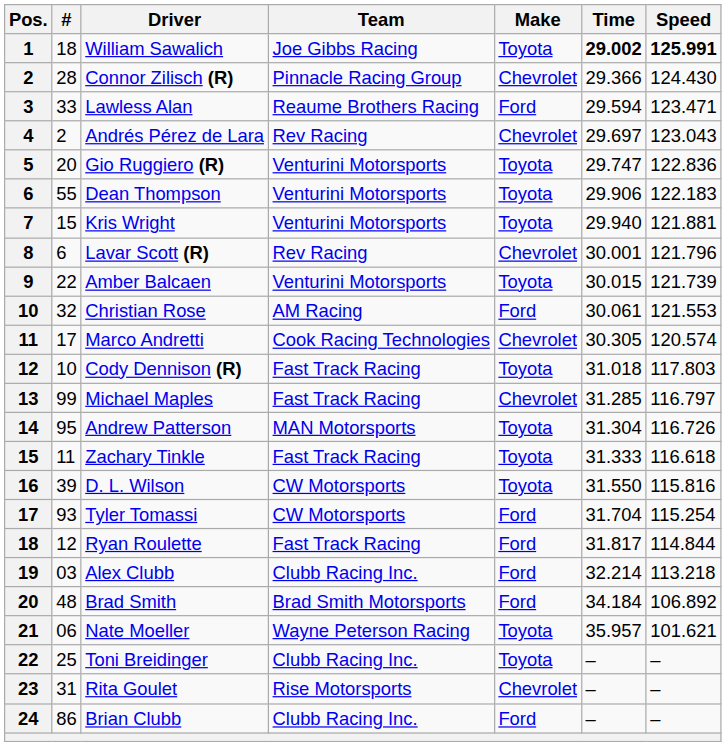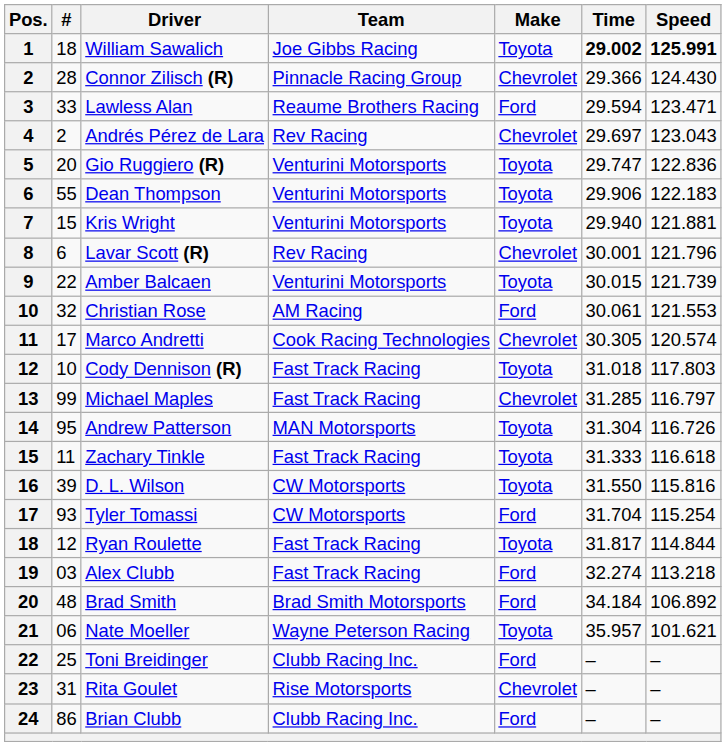(517, 543) Ford -> (525, 543) Toyota
(345, 573) Clubb Racing Inc. -> (347, 573) Fast Track Racing
(614, 573) 32.214 -> (614, 573) 32.274
(525, 660) Toyota -> (517, 660) Ford
